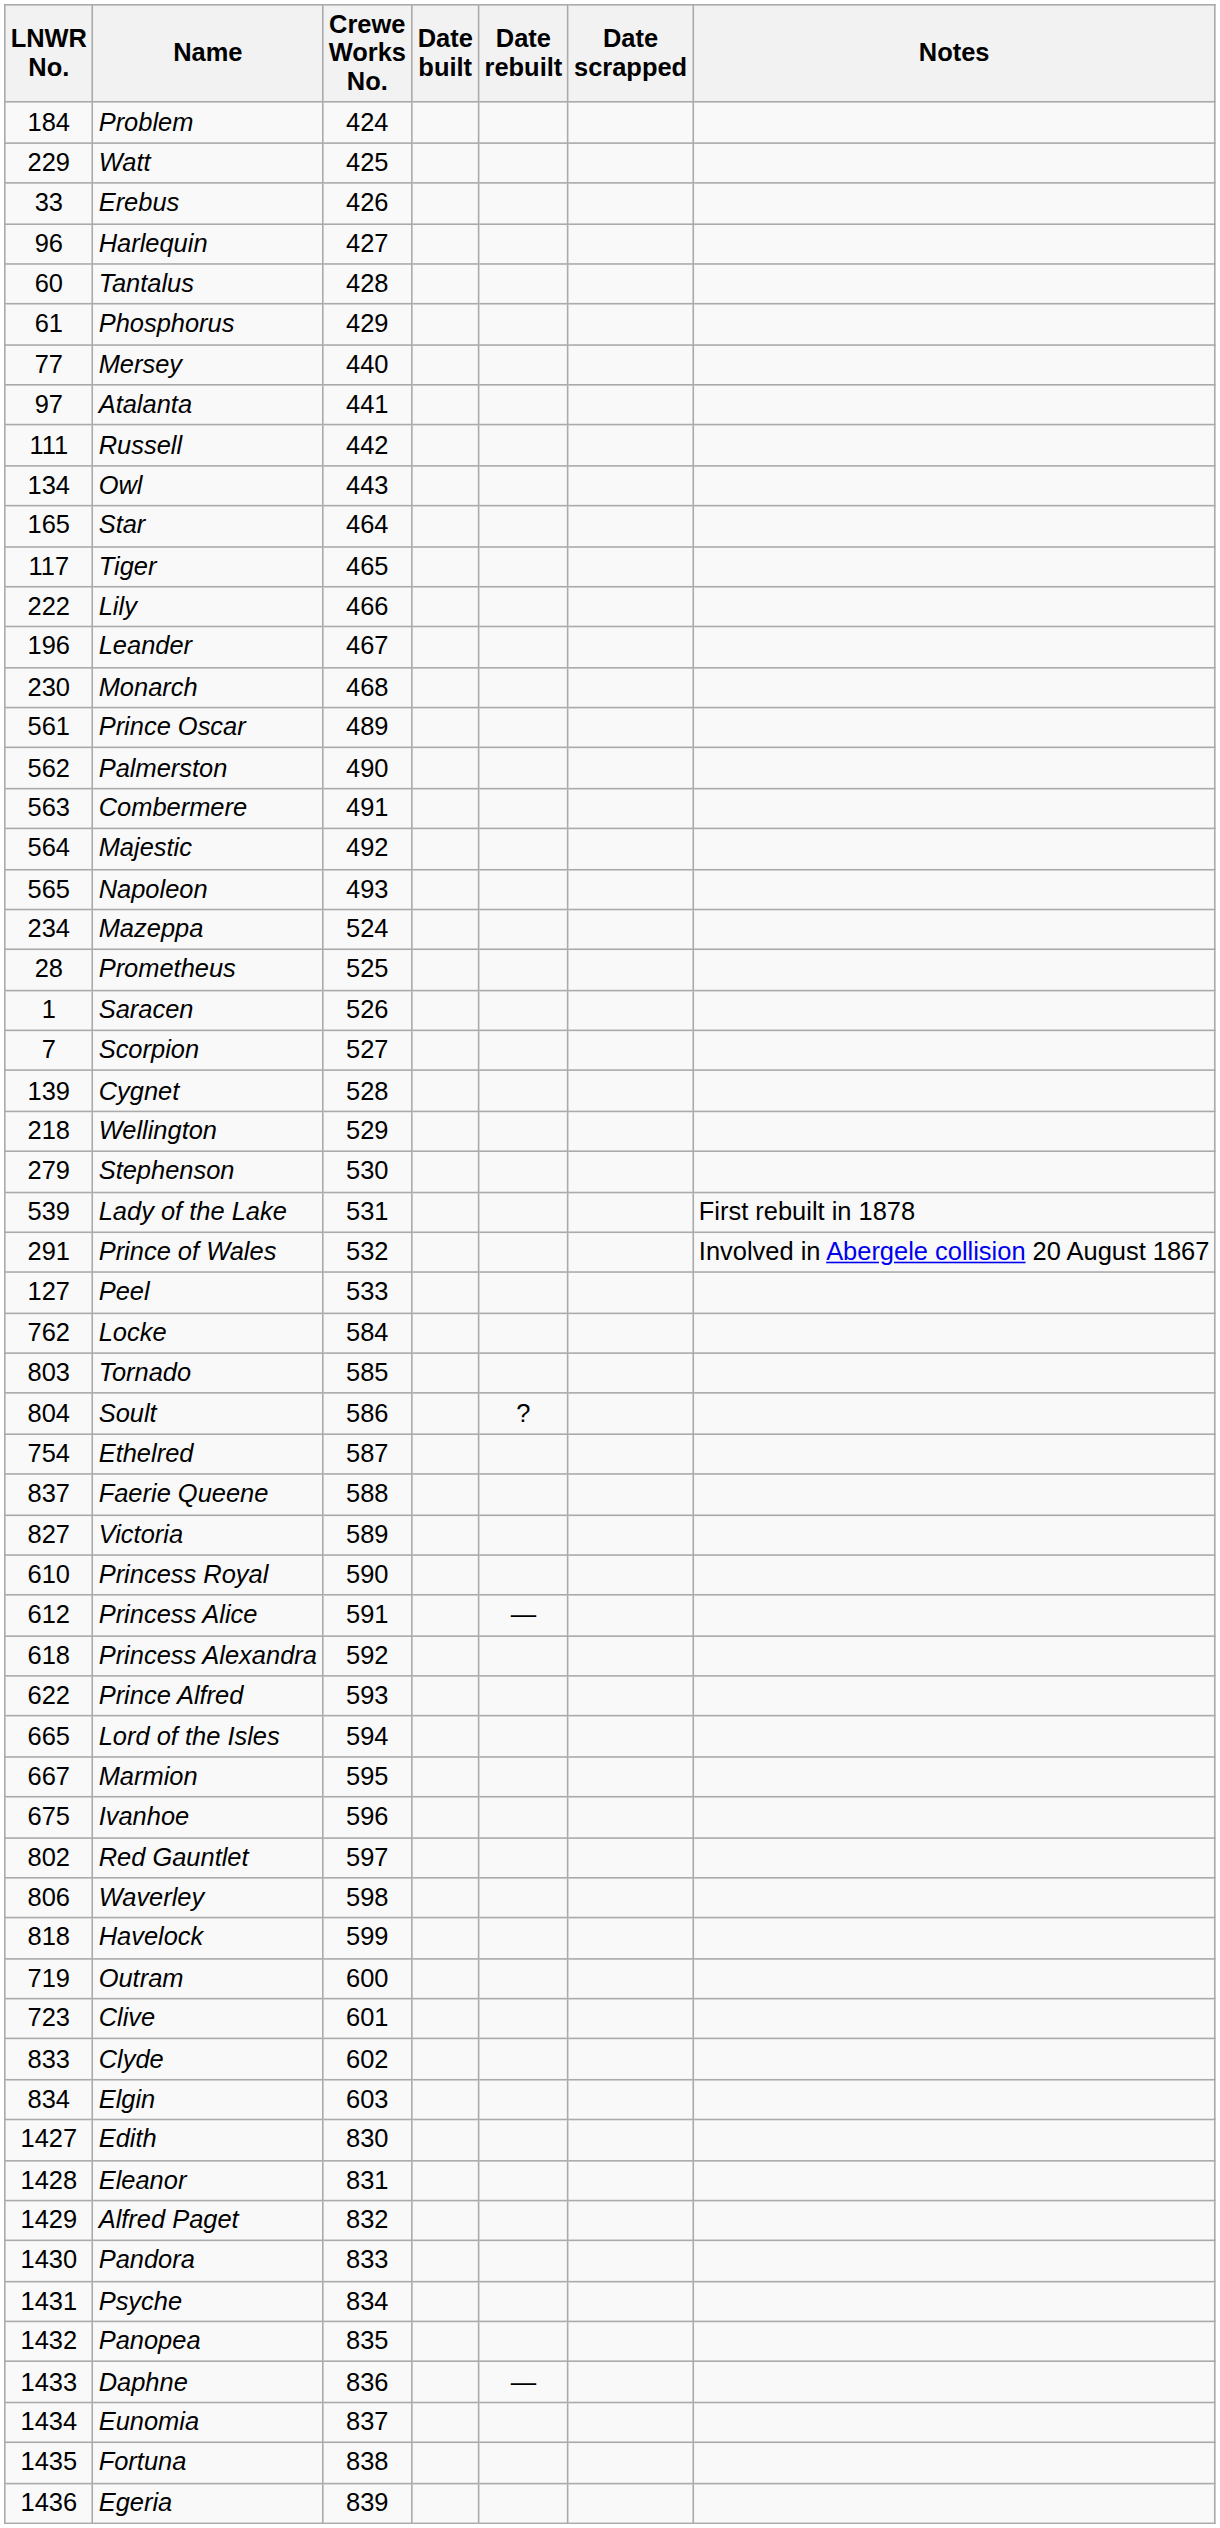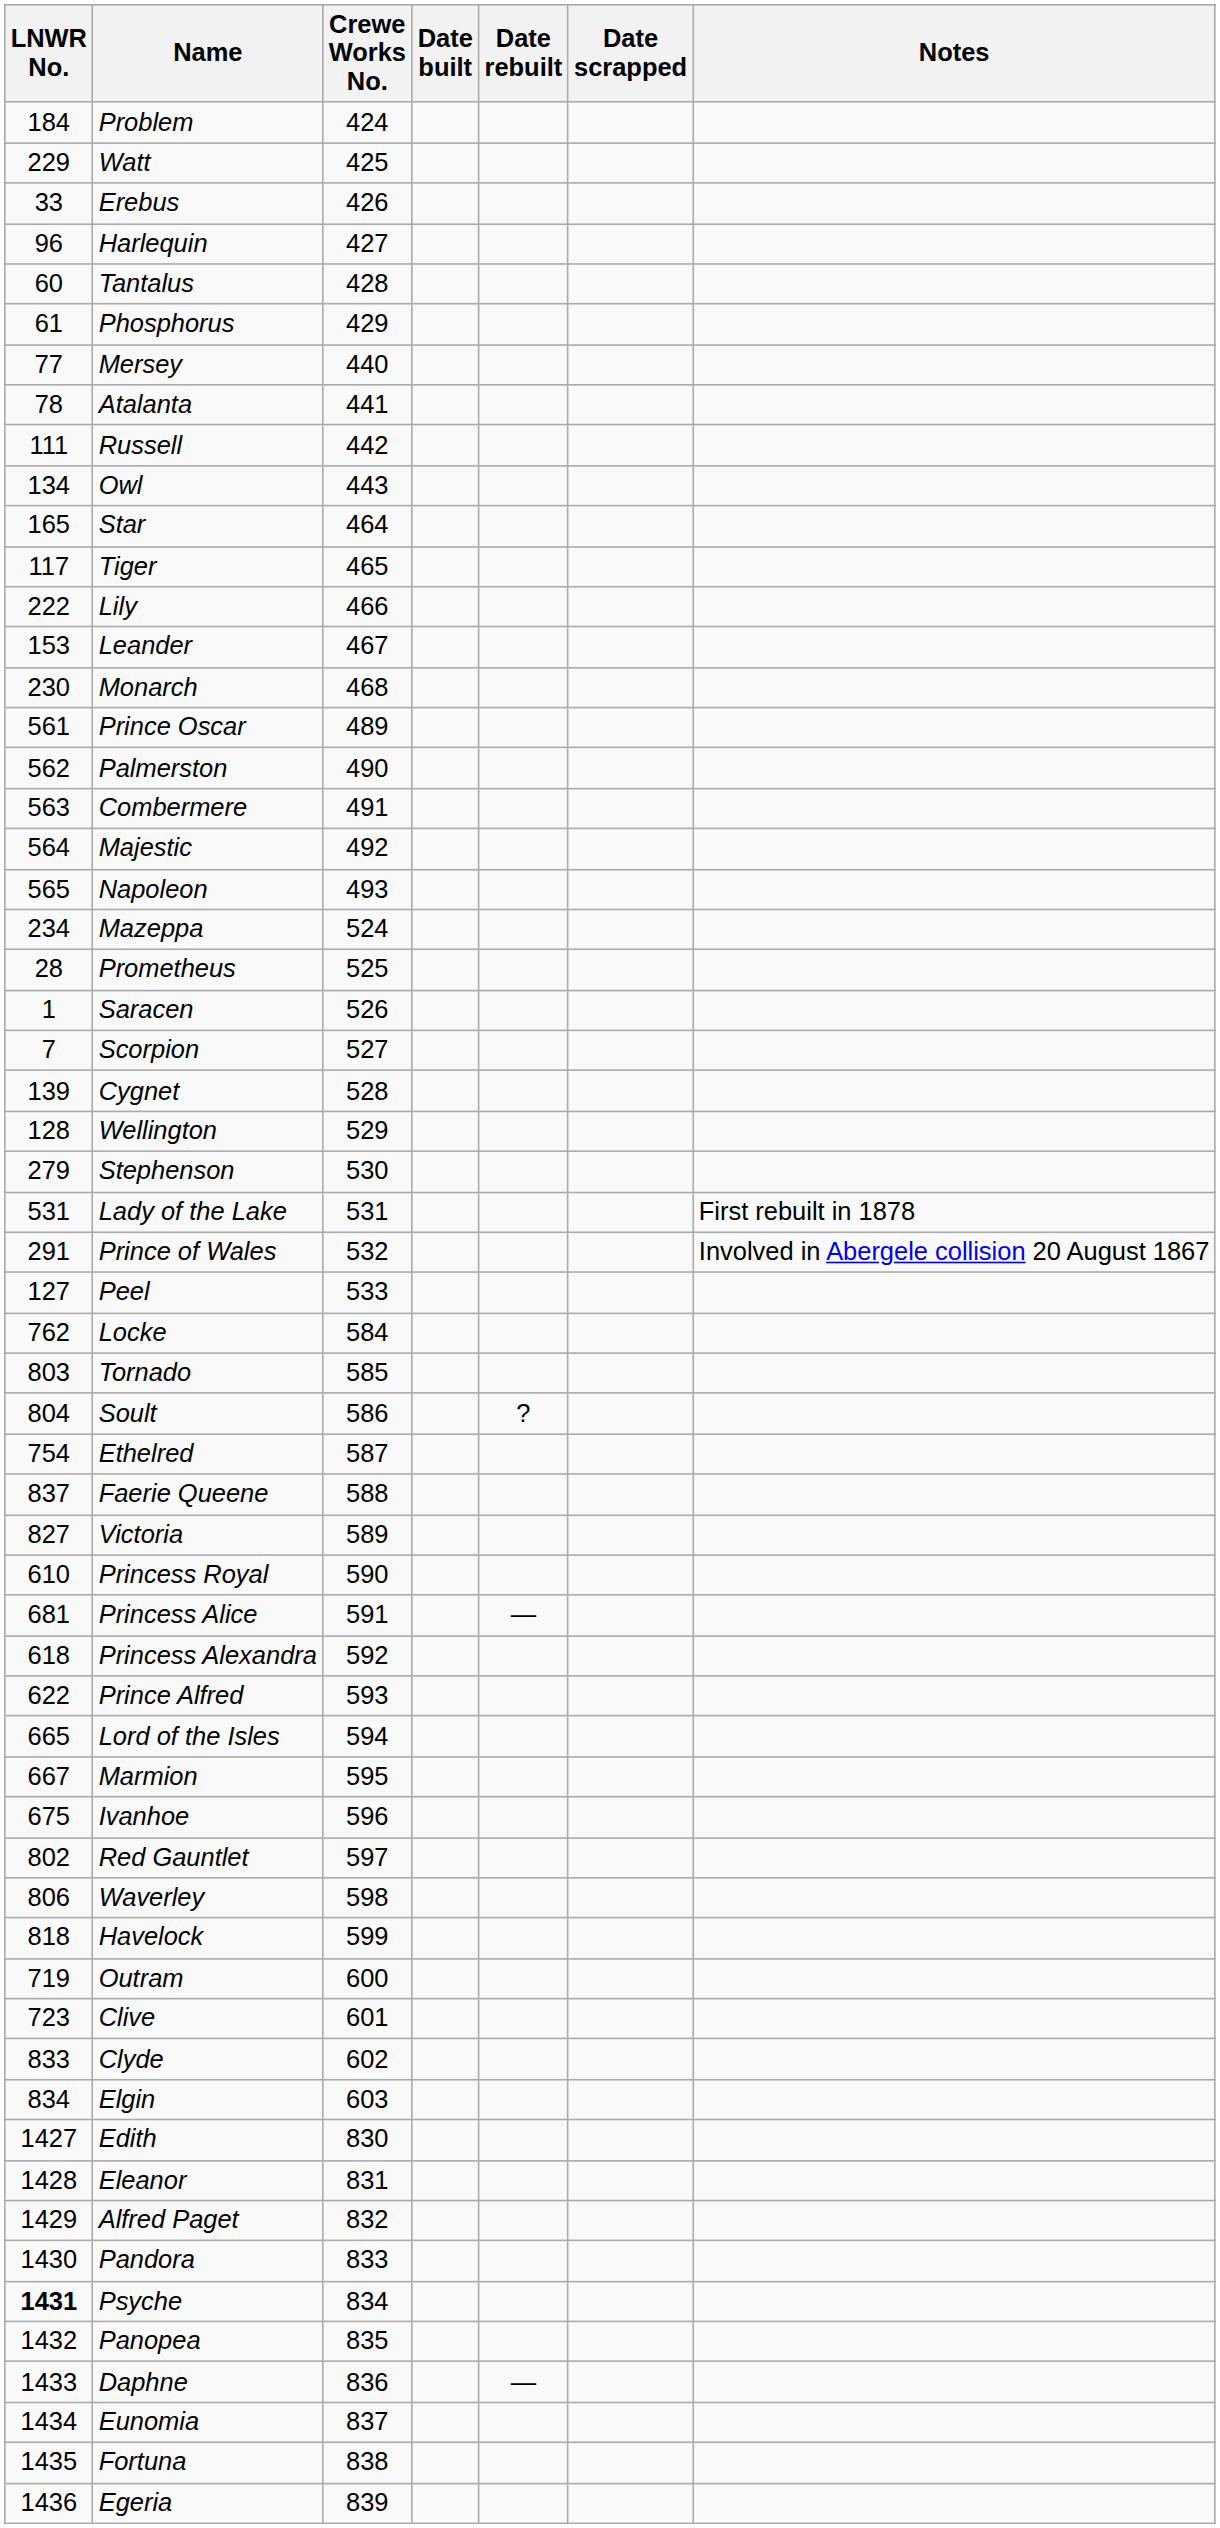(49, 404) 97 -> (49, 404) 78
(49, 646) 196 -> (49, 646) 153
(49, 1130) 218 -> (49, 1130) 128
(49, 1211) 539 -> (49, 1211) 531
(49, 1615) 612 -> (49, 1615) 681
(49, 2300) normal -> (49, 2300) bold
